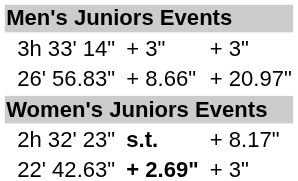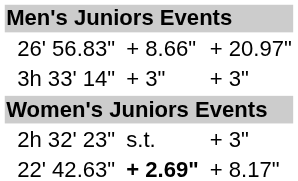rows swapped: (66, 48) <-> (66, 79)
(142, 139) bold -> (141, 139) normal
(245, 139) + 8.17" -> (229, 139) + 3"
(229, 170) + 3" -> (245, 170) + 8.17"
